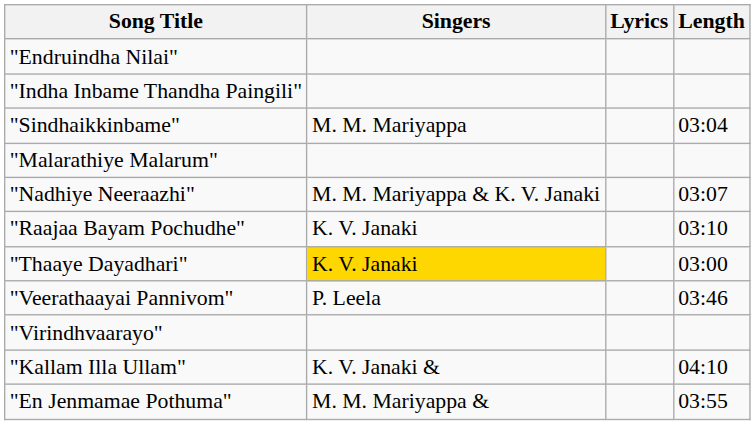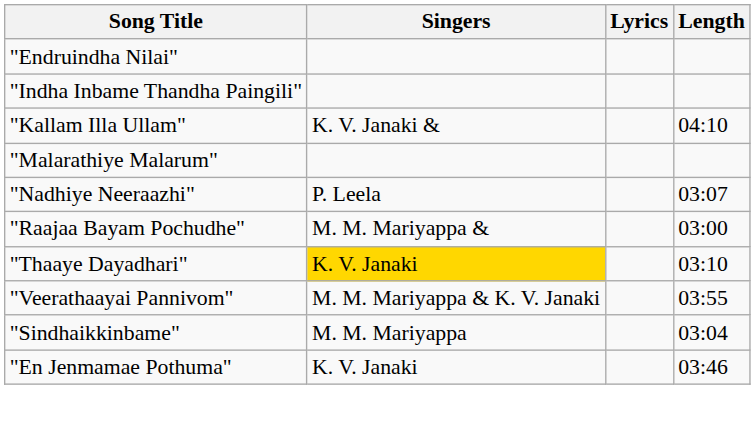rows swapped: (98, 366) <-> (95, 125)
(456, 194) M. M. Mariyappa & K. V. Janaki -> (346, 194) P. Leela
(365, 228) K. V. Janaki -> (401, 228) M. M. Mariyappa &
(703, 228) 03:10 -> (703, 228) 03:00
(703, 263) 03:00 -> (703, 263) 03:10
(346, 297) P. Leela -> (456, 297) M. M. Mariyappa & K. V. Janaki
(703, 297) 03:46 -> (703, 297) 03:55
- row: (86, 332)
(401, 401) M. M. Mariyappa & -> (365, 366) K. V. Janaki
(703, 401) 03:55 -> (703, 366) 03:46
